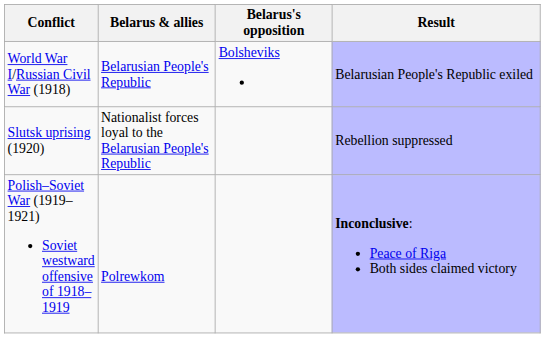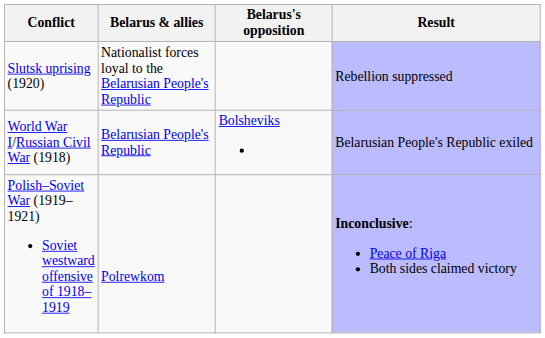rows swapped: (49, 74) <-> (49, 140)
